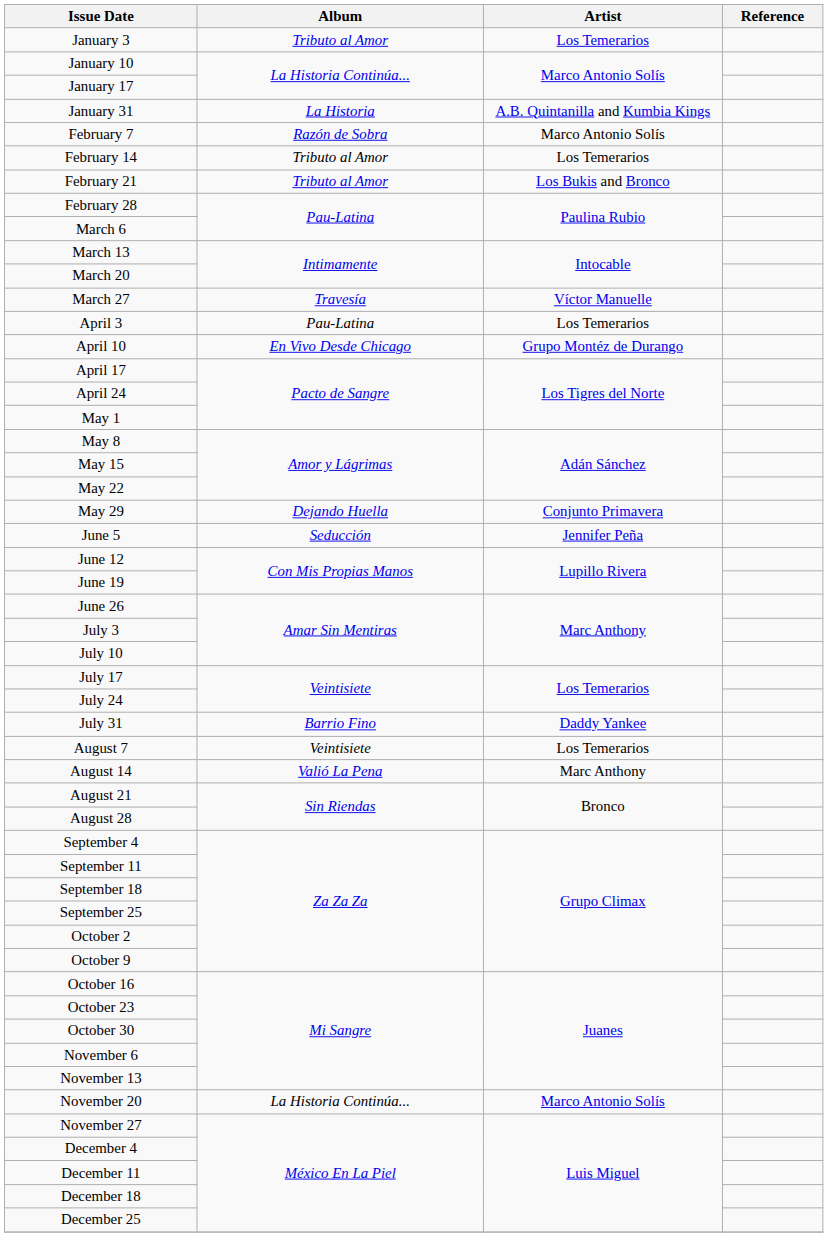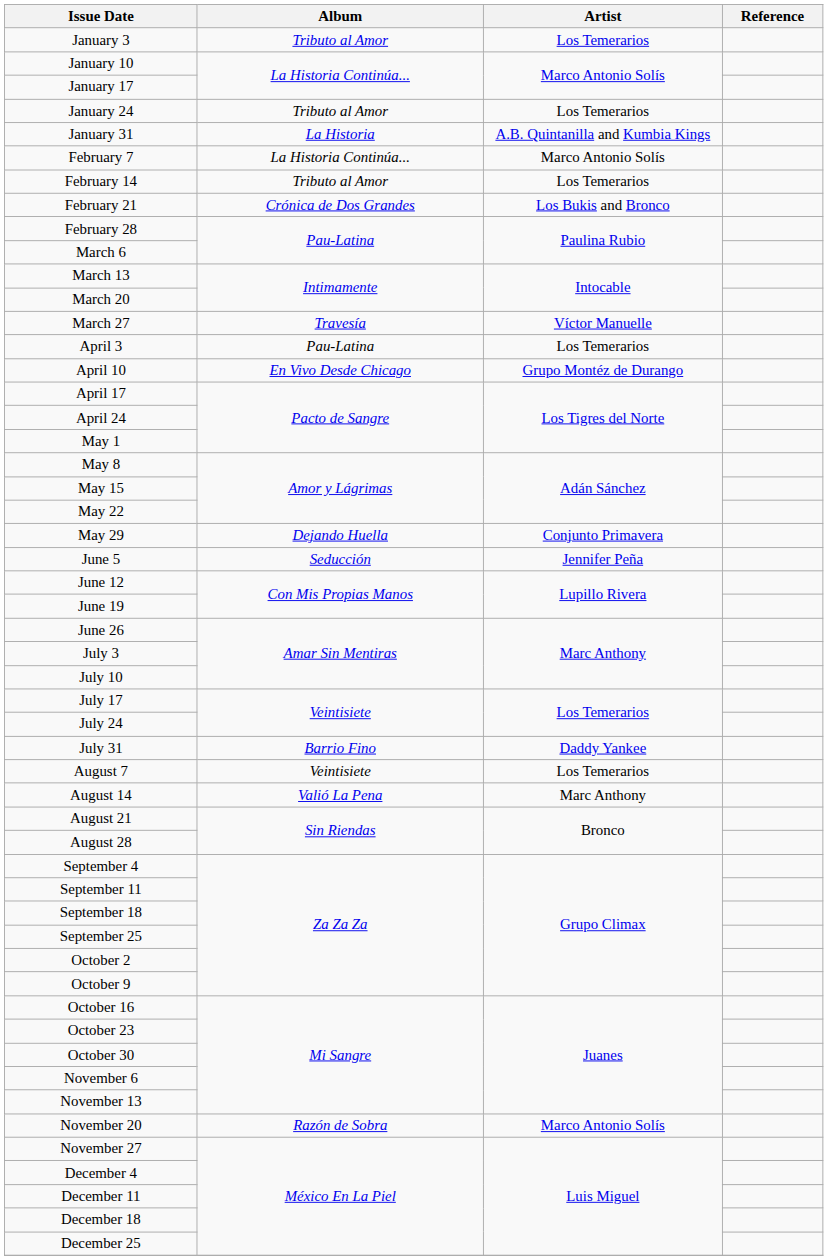+ row: (101, 110)
(340, 134) Razón de Sobra -> (340, 157) La Historia Continúa...
(340, 181) Tributo al Amor -> (340, 205) Crónica de Dos Grandes
(340, 1101) La Historia Continúa... -> (340, 1125) Razón de Sobra
